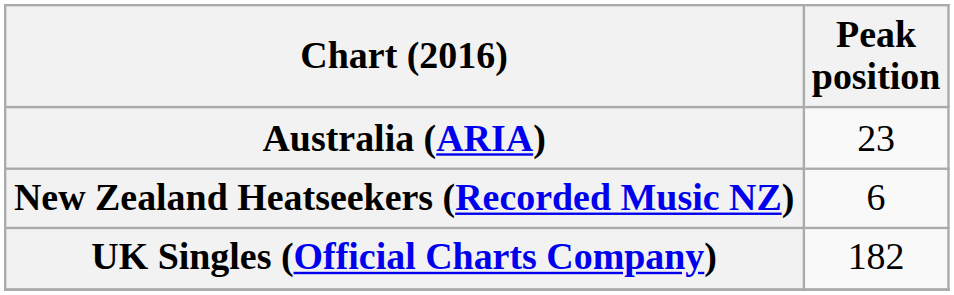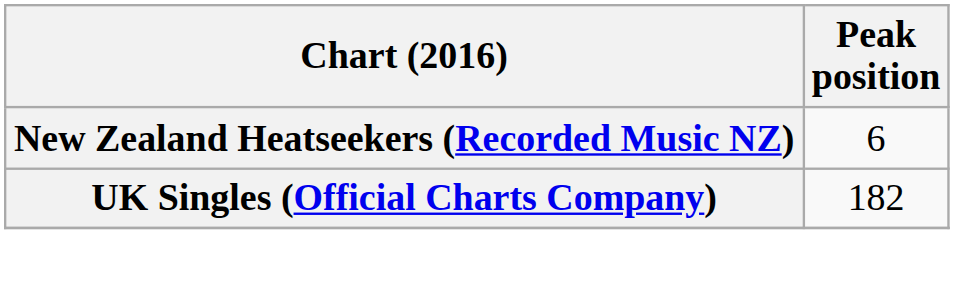- row: (404, 137)
